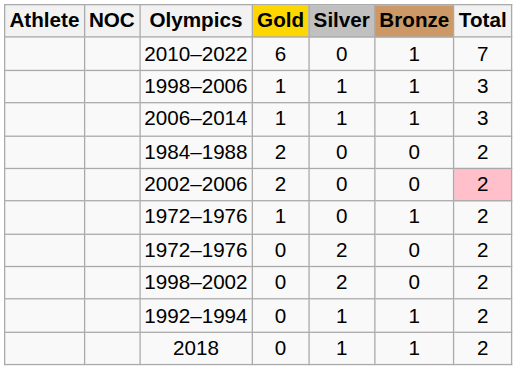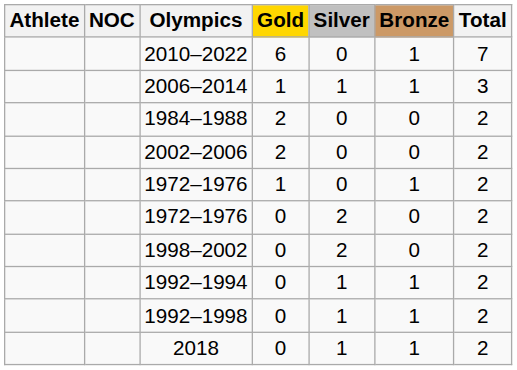- row: (196, 86)
(483, 184) pink background -> (483, 151) no background
+ row: (196, 315)
